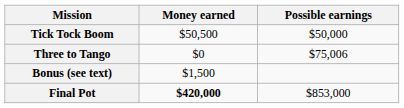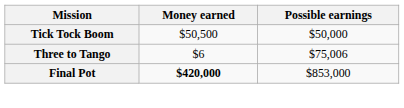(199, 54) $0 -> (199, 54) $6
- row: (72, 73)
